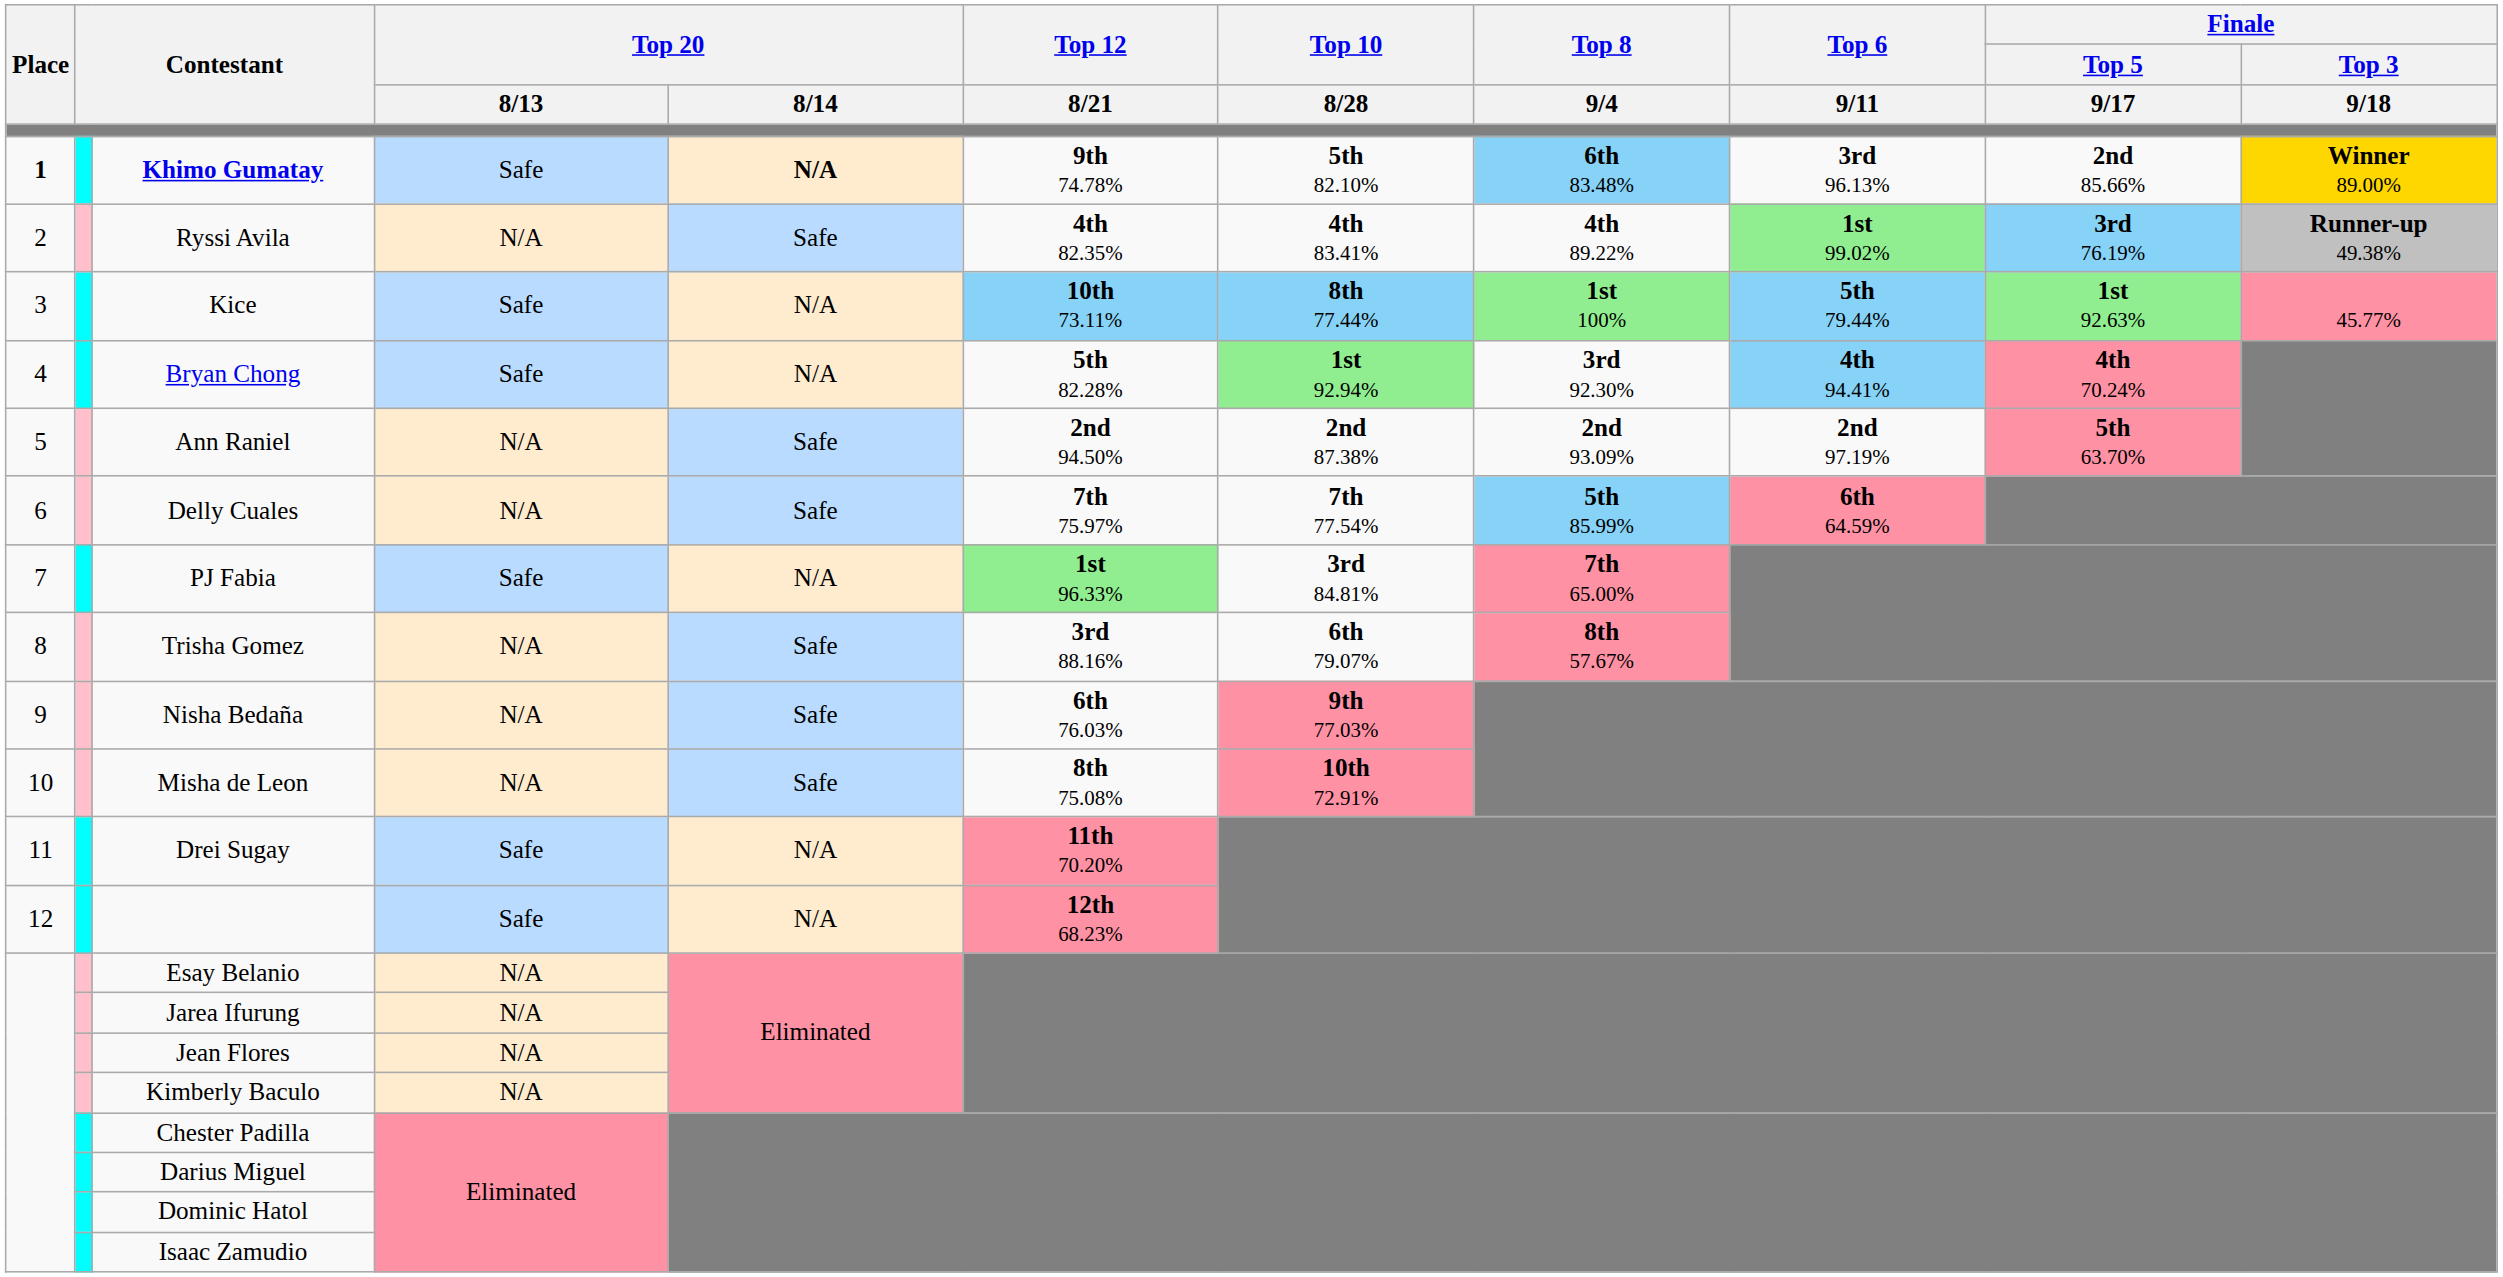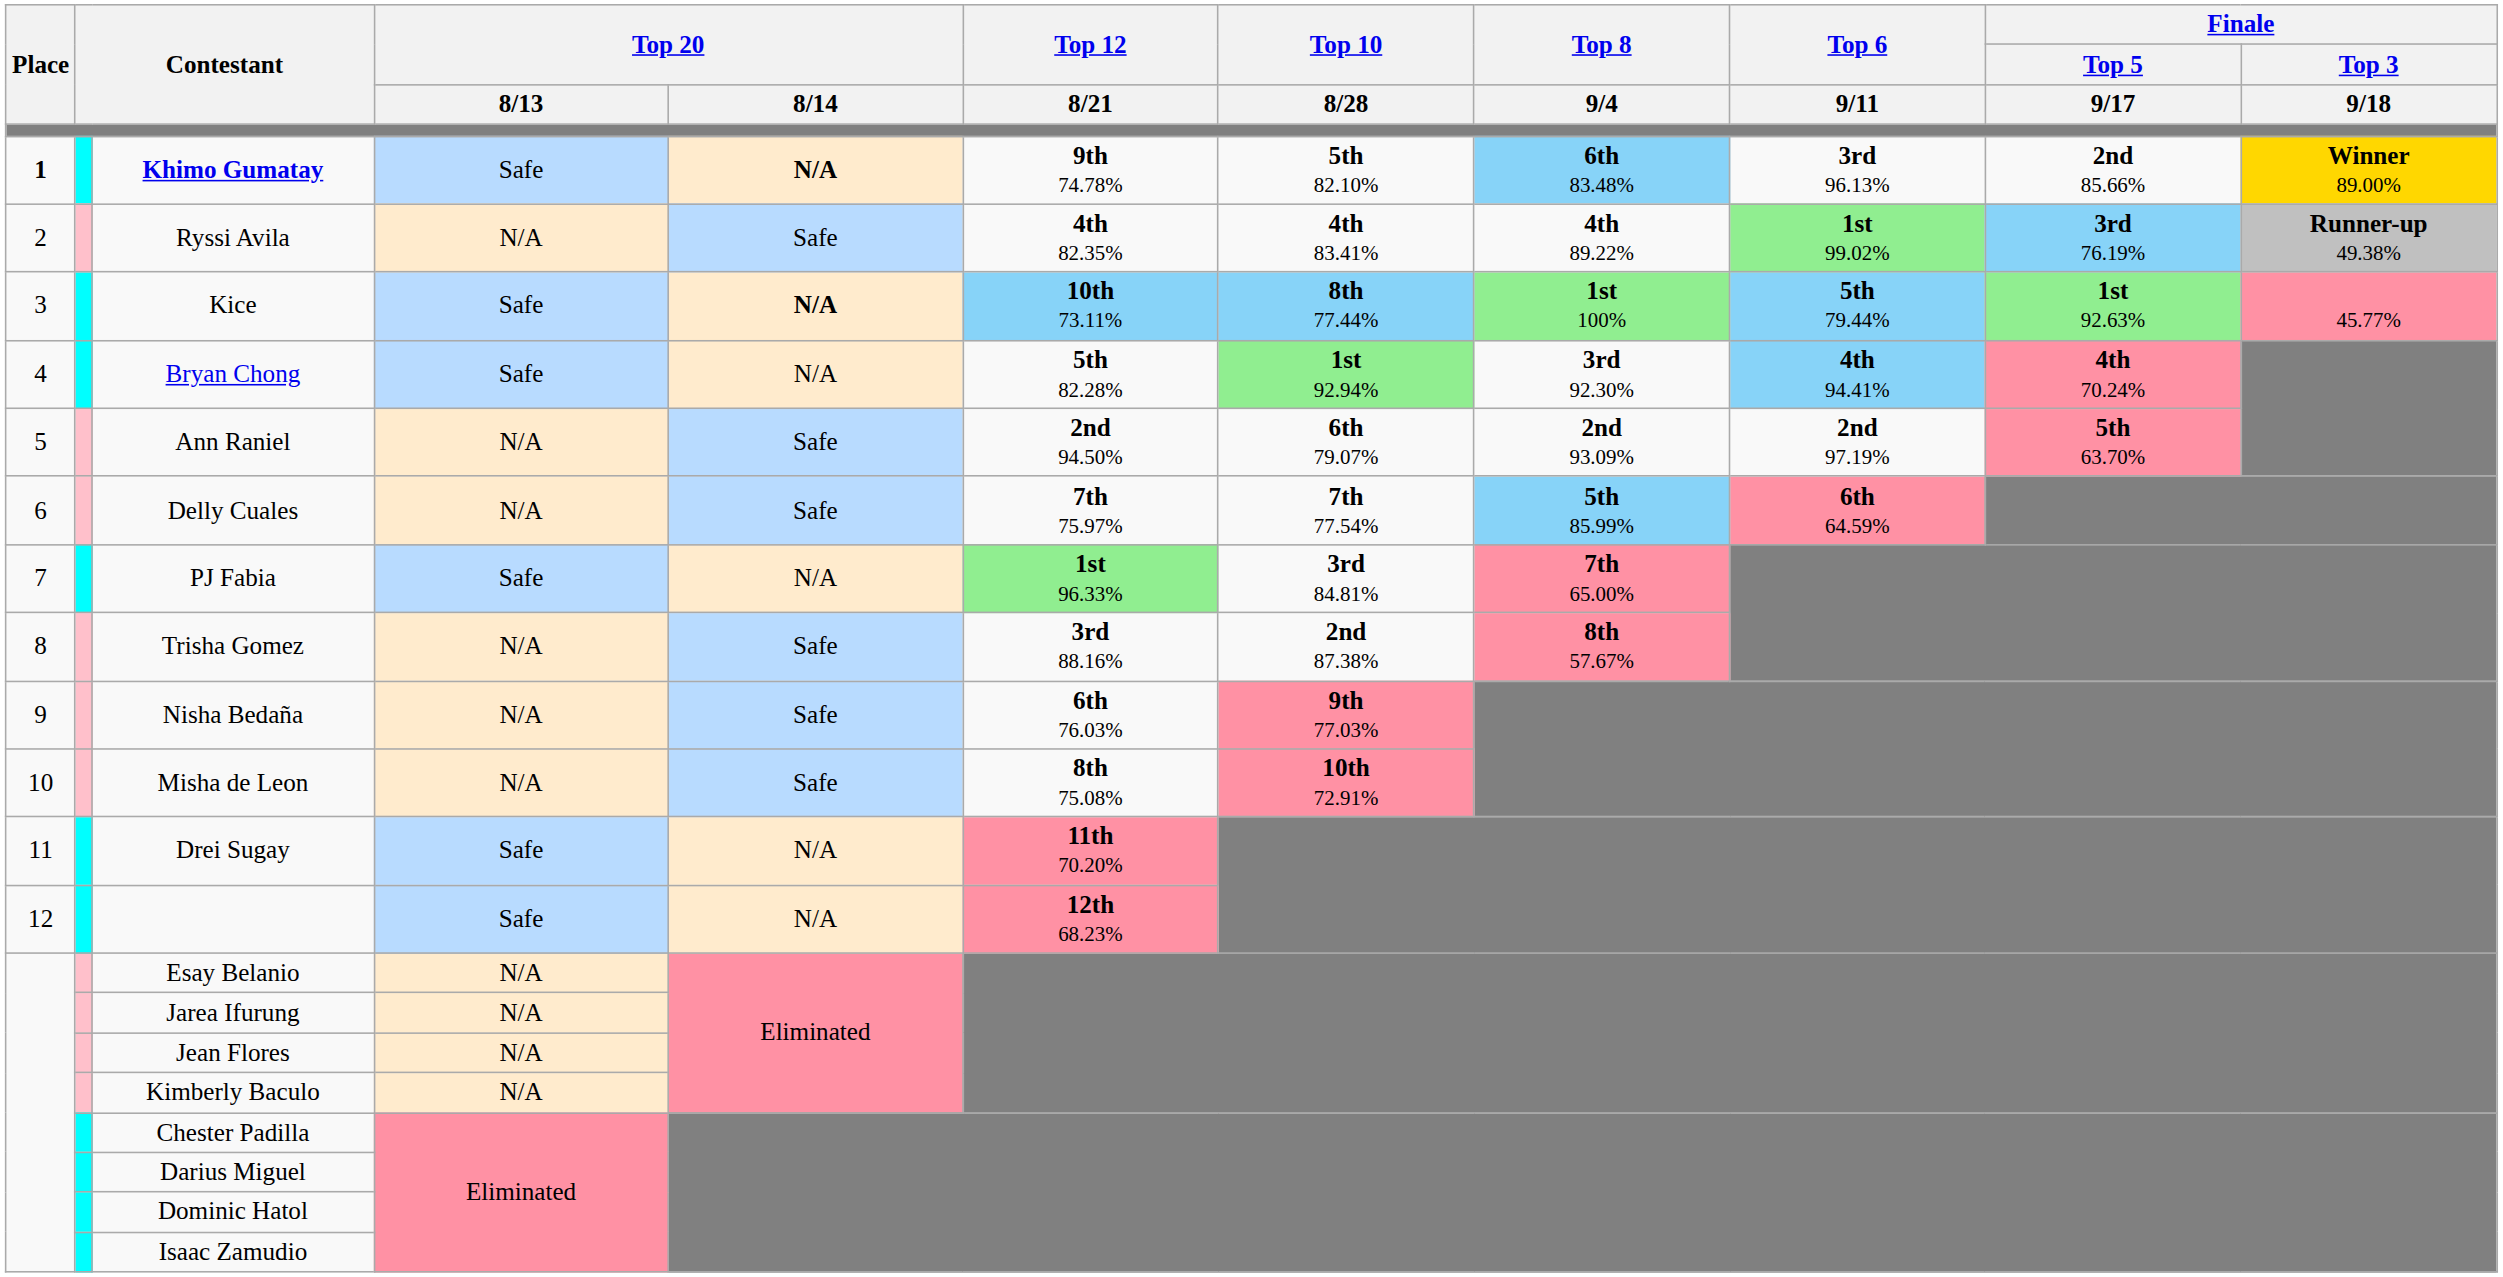(815, 305) normal -> (815, 305) bold
(1346, 442) 2nd 87.38% -> (1346, 442) 6th 79.07%
(1346, 646) 6th 79.07% -> (1346, 646) 2nd 87.38%
